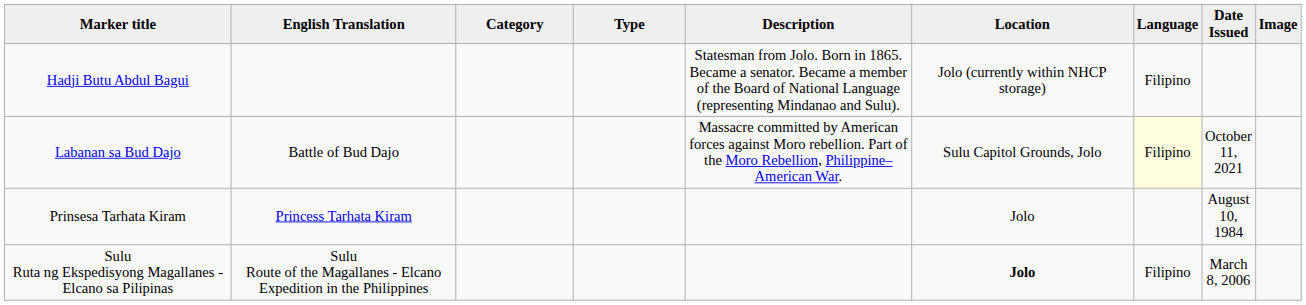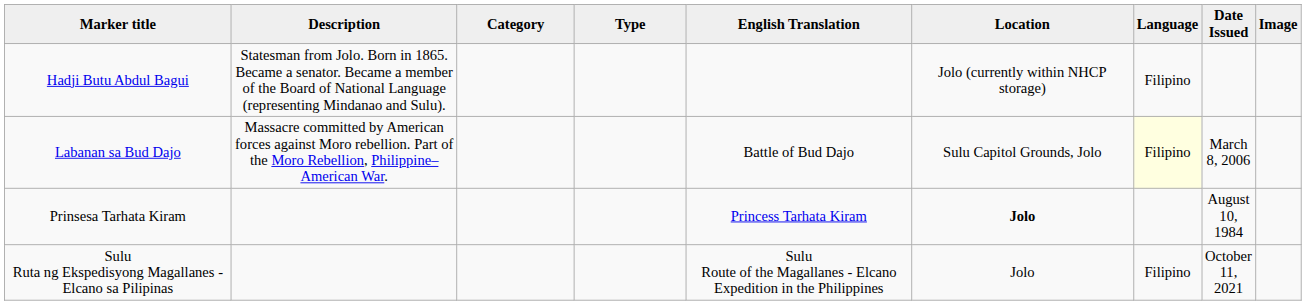columns swapped: (344, 24) <-> (798, 24)
(1228, 152) October 11, 2021 -> (1228, 152) March 8, 2006
(1022, 216) normal -> (1022, 216) bold
(1022, 272) bold -> (1022, 272) normal
(1228, 272) March 8, 2006 -> (1228, 272) October 11, 2021
